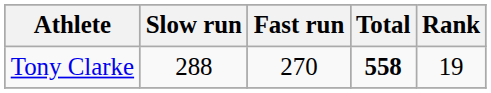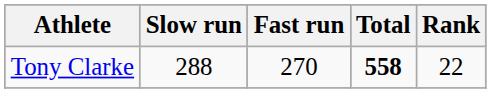(451, 66) 19 -> (451, 66) 22
